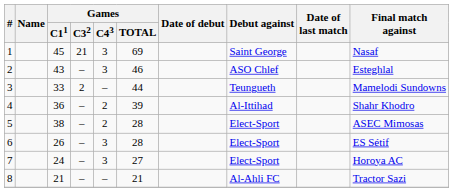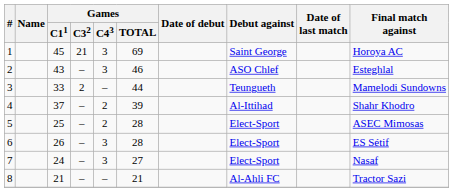(365, 52) Nasaf -> (378, 52) Horoya AC
(59, 106) 36 -> (59, 106) 37
(59, 124) 38 -> (59, 124) 25
(378, 160) Horoya AC -> (365, 160) Nasaf
